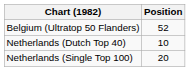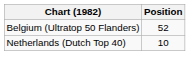- row: (70, 58)
